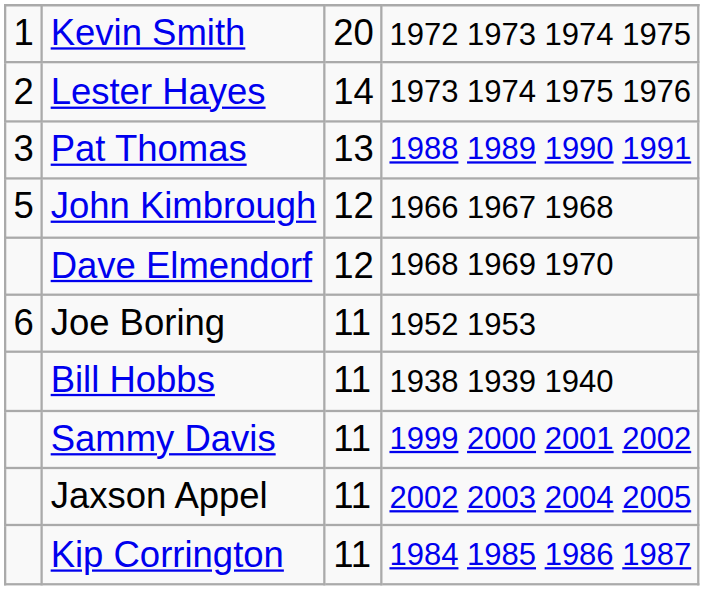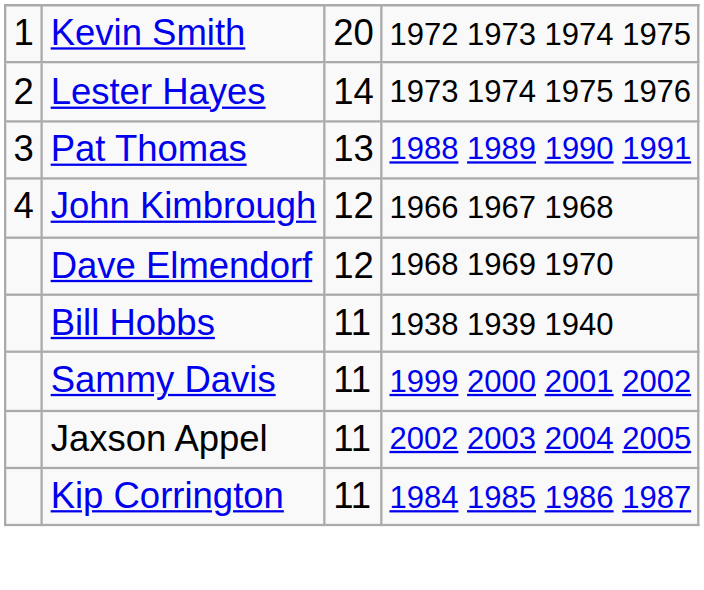(24, 206) 5 -> (24, 206) 4
- row: (138, 322)
